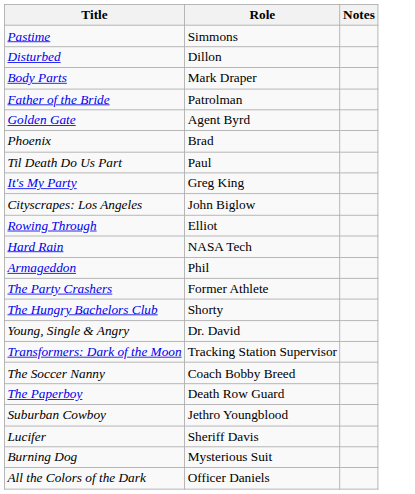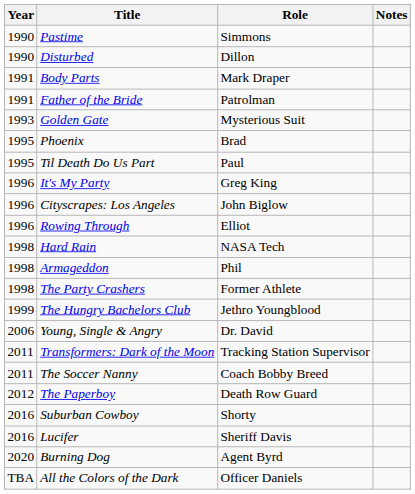+ column: (21, 15)
(219, 120) Agent Byrd -> (263, 120) Mysterious Suit
(205, 309) Shorty -> (271, 309) Jethro Youngblood
(238, 415) Jethro Youngblood -> (238, 415) Shorty
(230, 457) Mysterious Suit -> (252, 457) Agent Byrd
